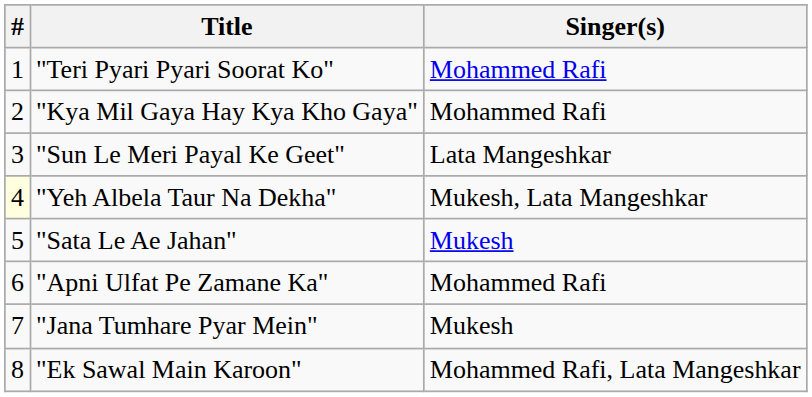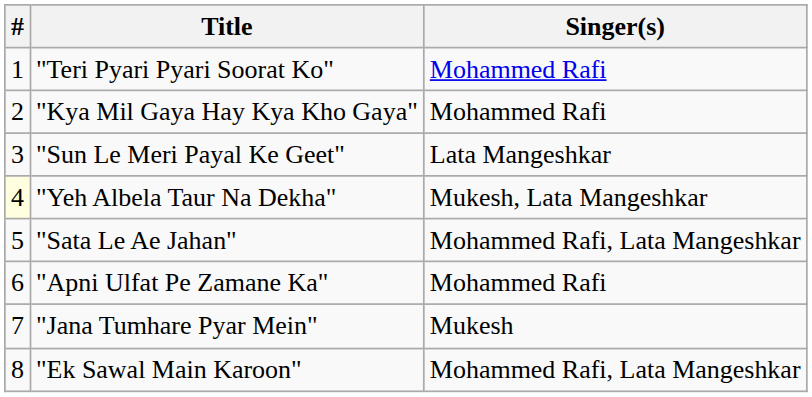(472, 240) Mukesh -> (615, 240) Mohammed Rafi, Lata Mangeshkar
